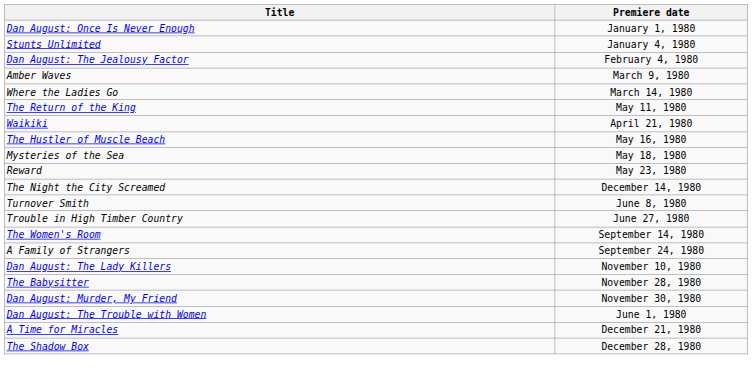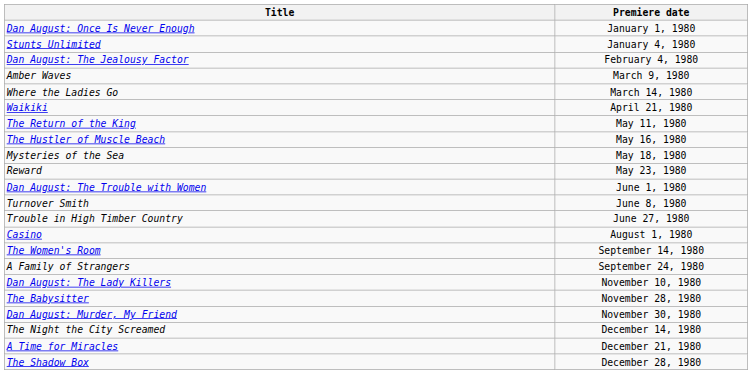rows swapped: (27, 124) <-> (71, 108)
rows swapped: (106, 314) <-> (86, 187)
+ row: (24, 235)
